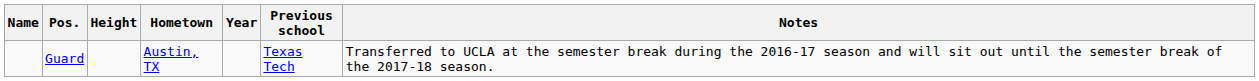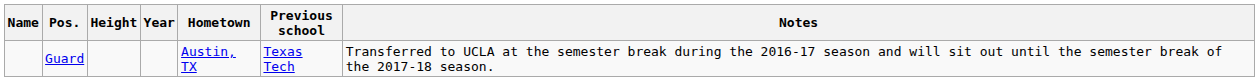columns swapped: (242, 23) <-> (182, 23)
